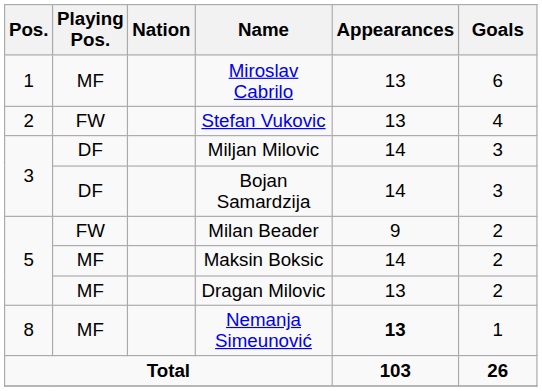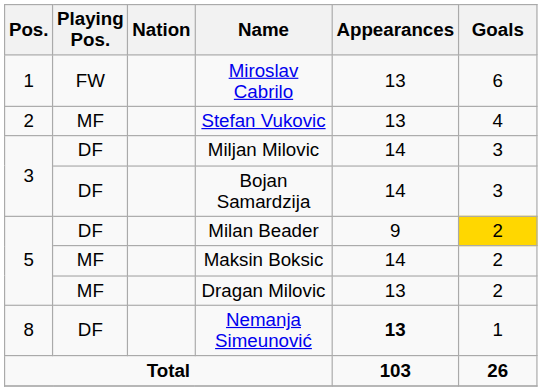(90, 80) MF -> (90, 80) FW
(90, 120) FW -> (90, 120) MF
(90, 230) FW -> (90, 230) DF
(498, 230) no background -> (498, 230) gold background
(90, 330) MF -> (90, 330) DF
